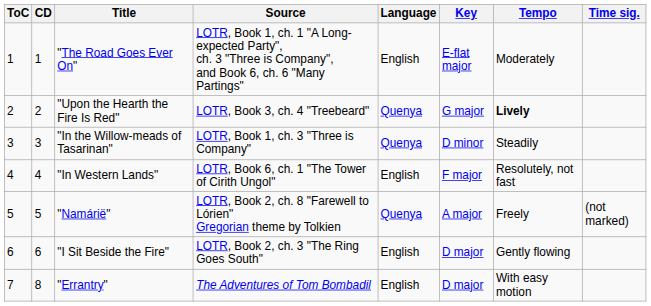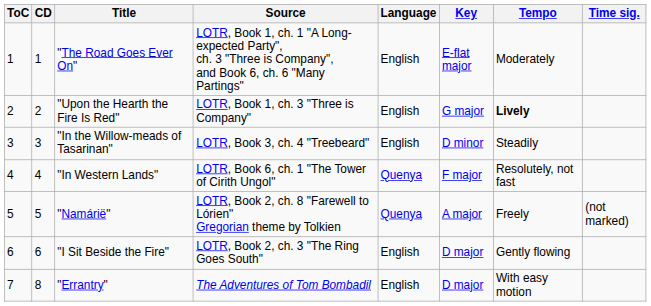(283, 111) LOTR, Book 3, ch. 4 "Treebeard" -> (275, 111) LOTR, Book 1, ch. 3 "Three is Company"
(401, 111) Quenya -> (400, 111) English
(275, 143) LOTR, Book 1, ch. 3 "Three is Company" -> (283, 143) LOTR, Book 3, ch. 4 "Treebeard"
(401, 143) Quenya -> (400, 143) English
(400, 175) English -> (401, 175) Quenya
